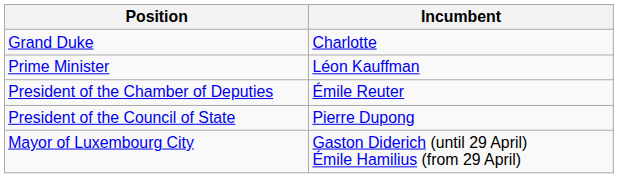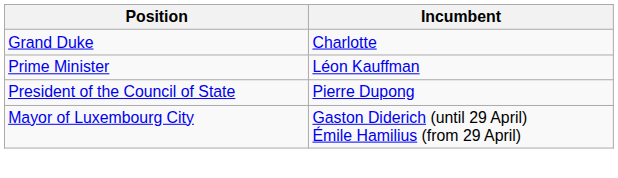- row: (141, 92)
